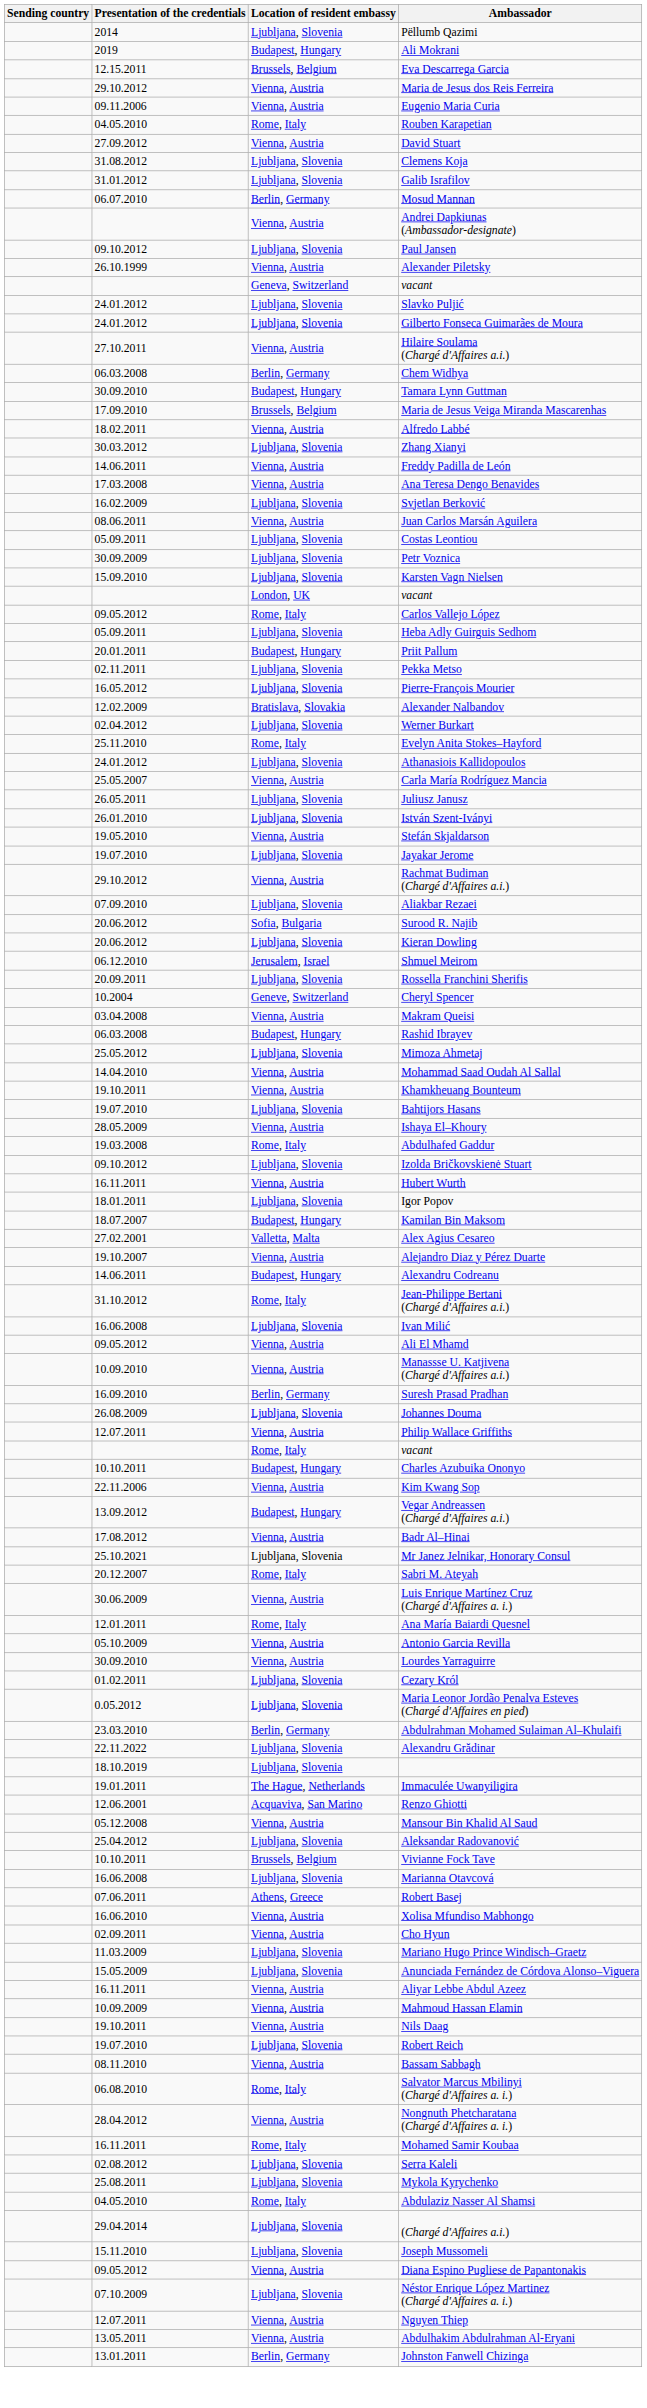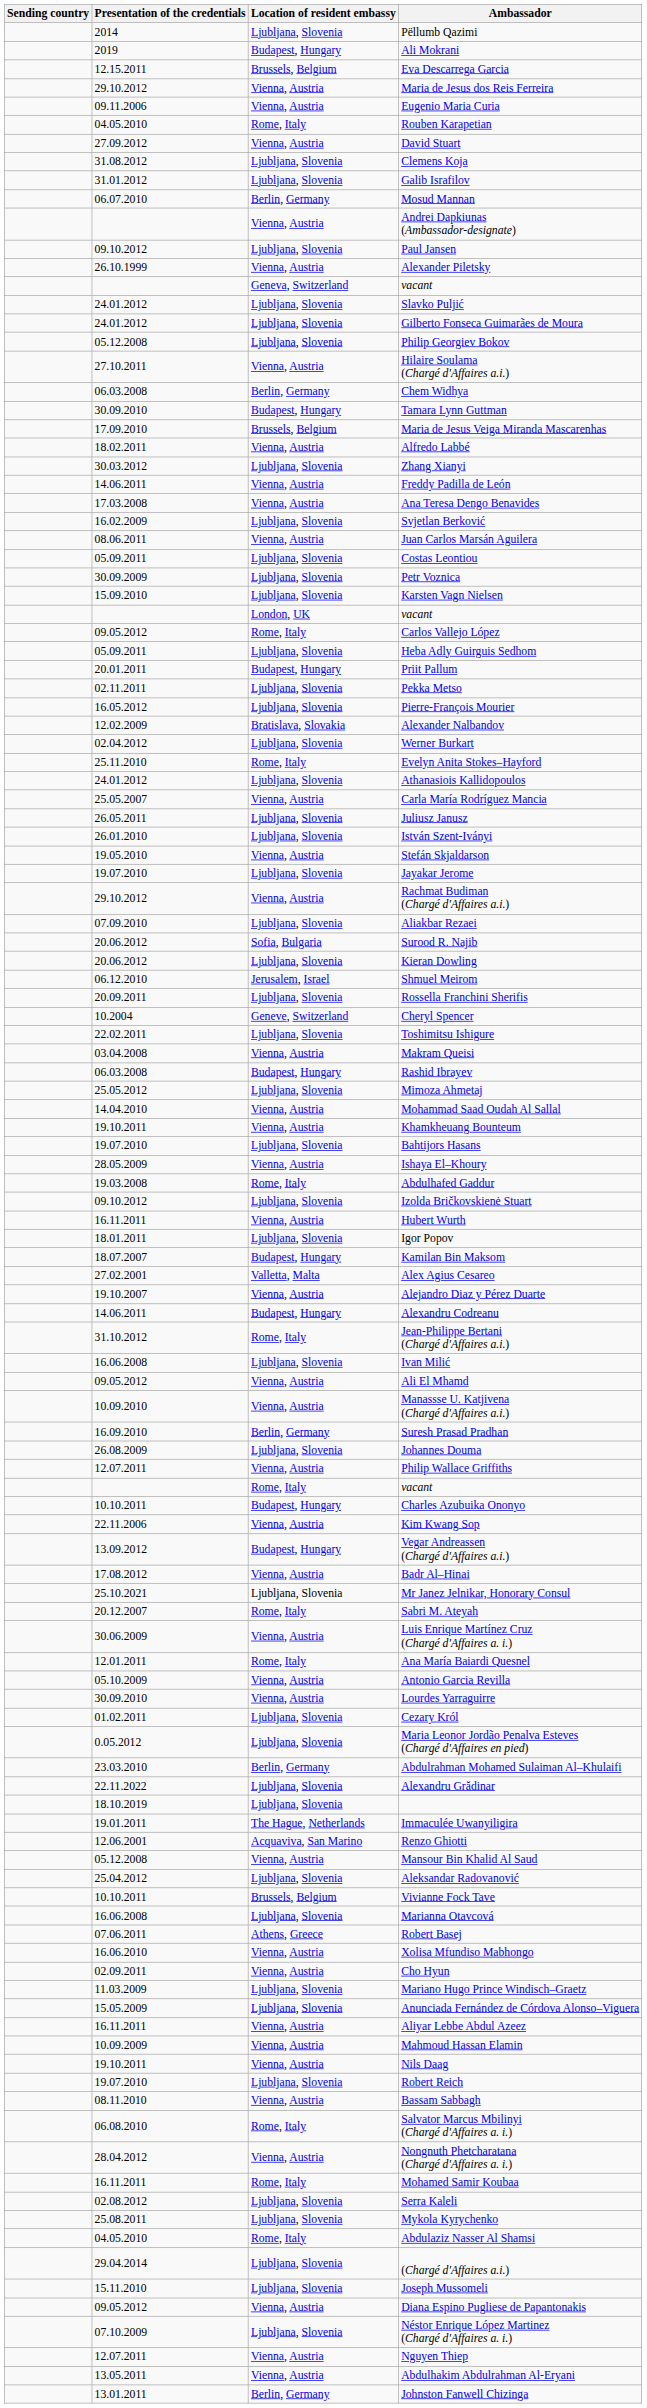+ row: (297, 341)
+ row: (297, 1034)
